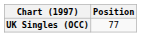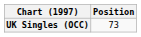(114, 25) 77 -> (114, 25) 73
